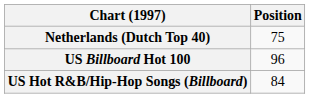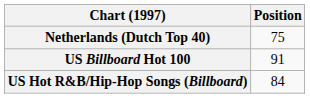(278, 59) 96 -> (278, 59) 91
